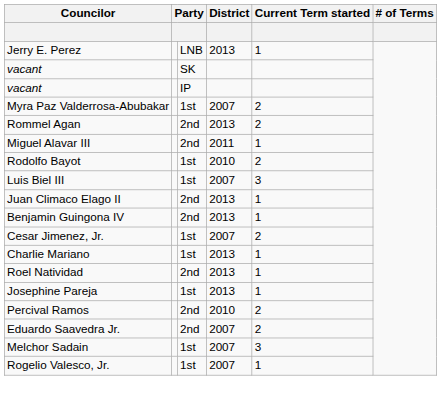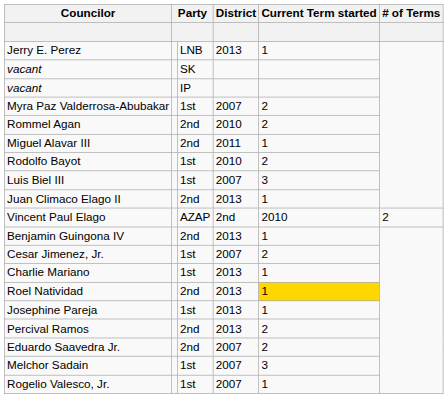(222, 124) 2013 -> (229, 124) 2010
+ row: (56, 217)
(258, 273) no background -> (265, 291) gold background
(222, 310) 2010 -> (229, 328) 2013
